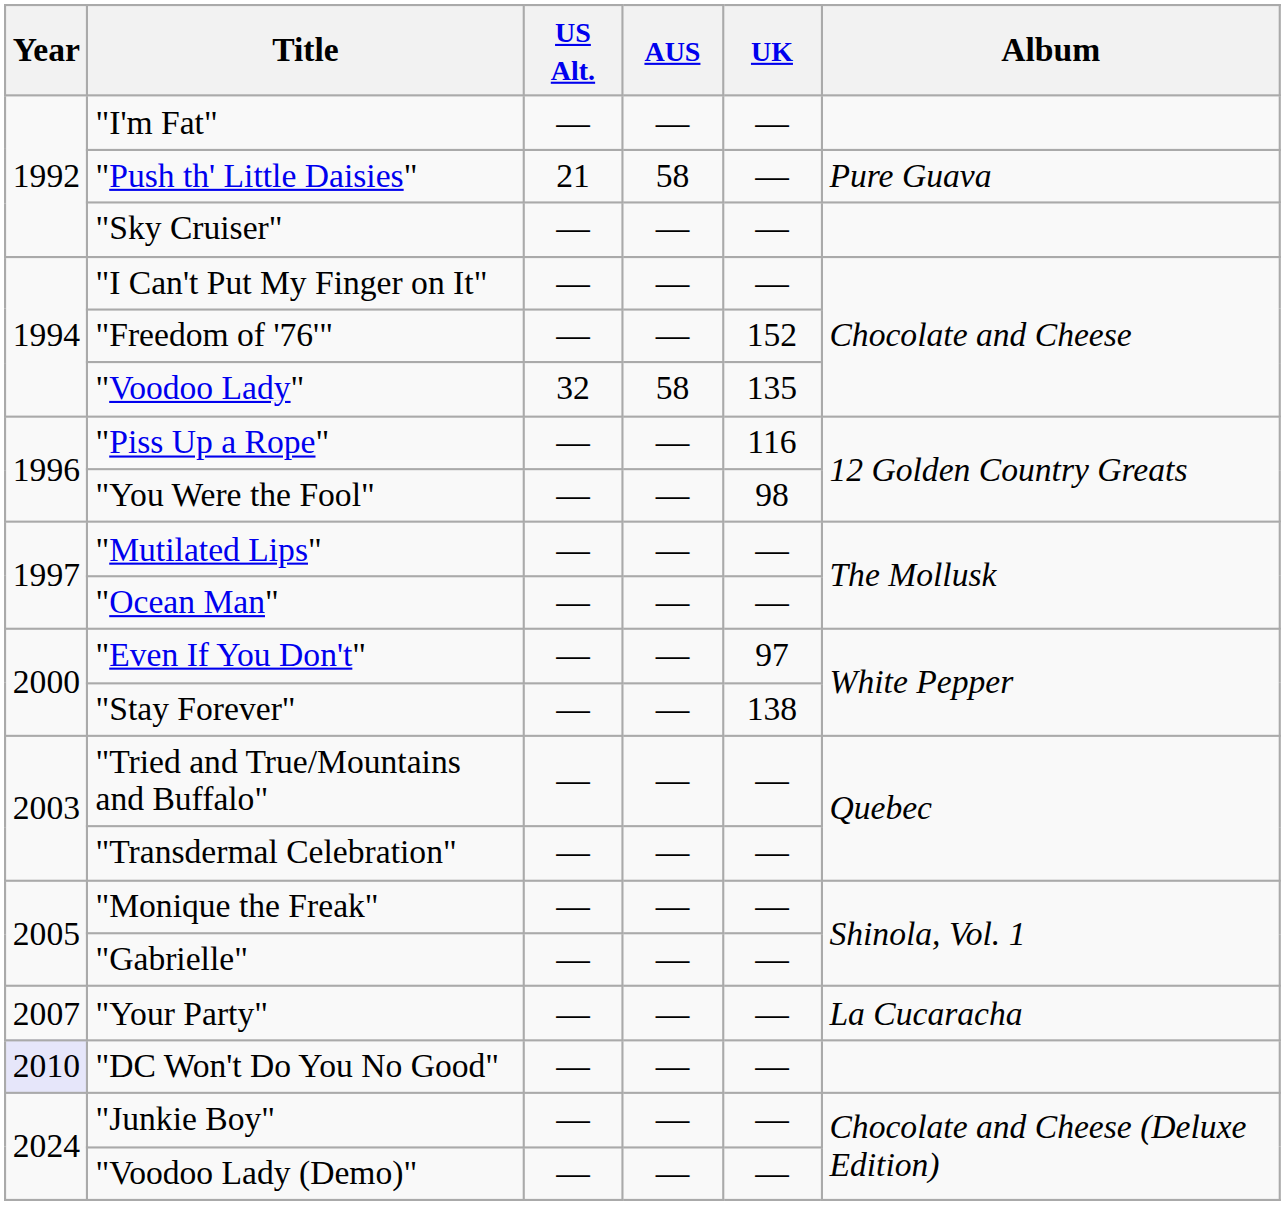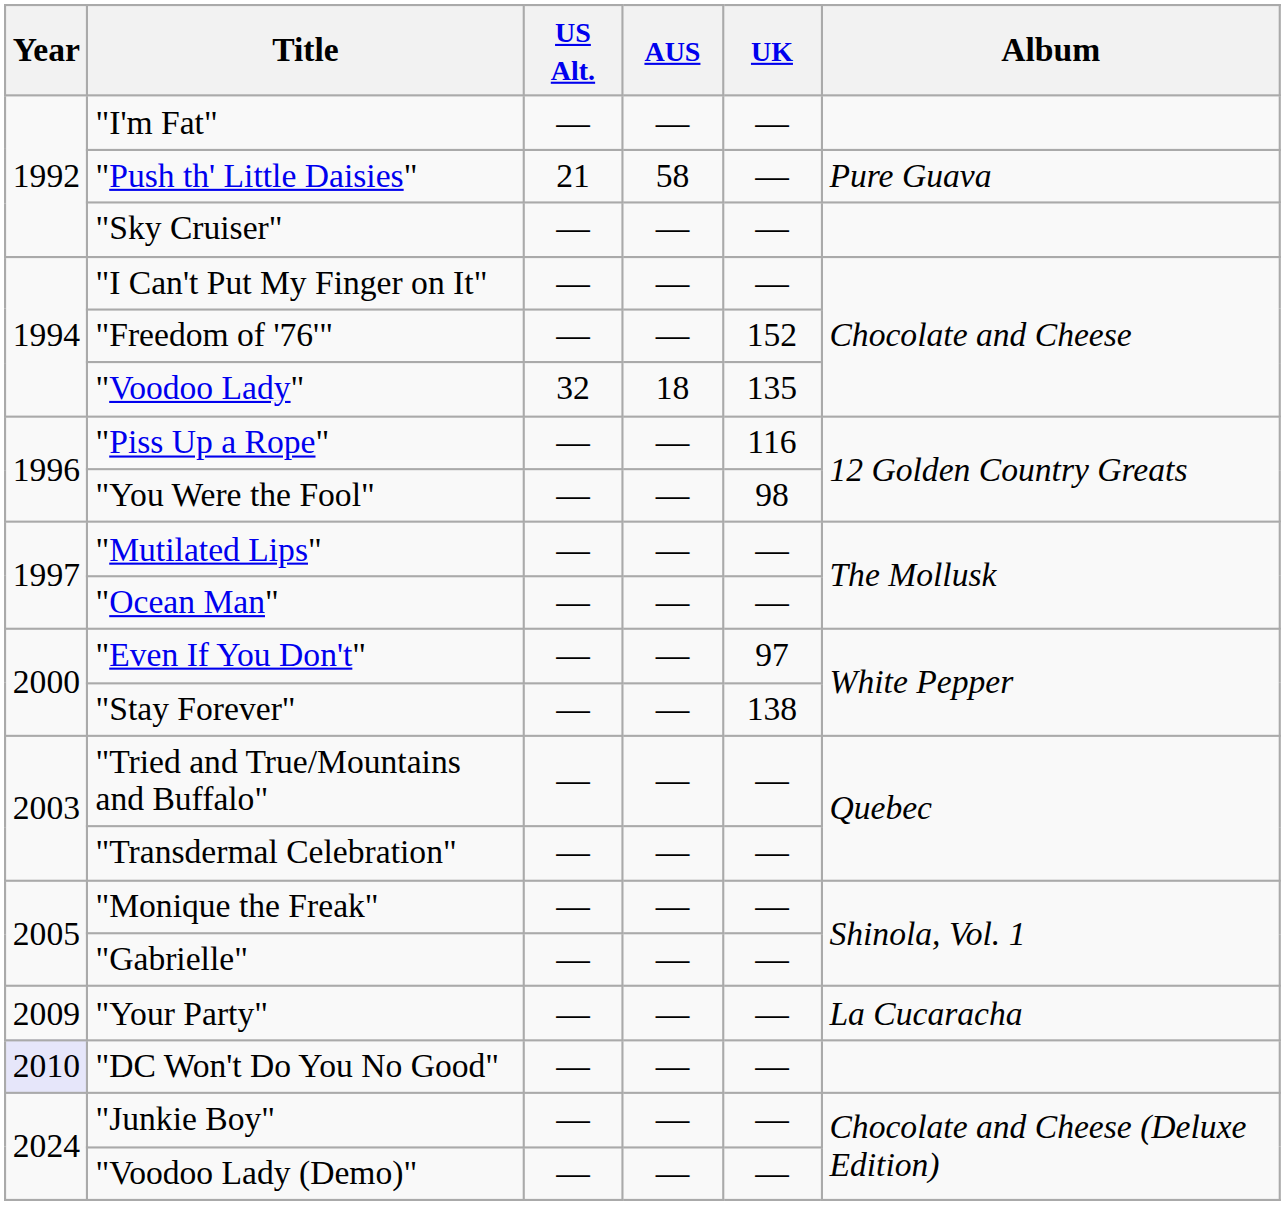(672, 388) 58 -> (672, 388) 18
(46, 1012) 2007 -> (46, 1012) 2009
